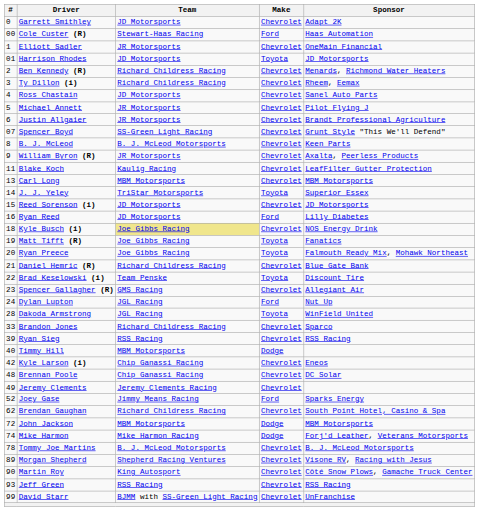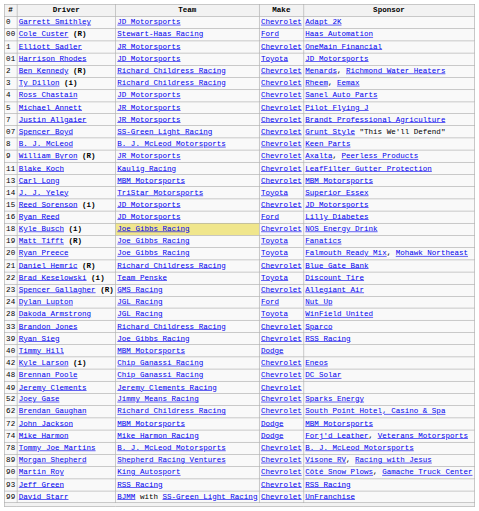(8, 120) 6 -> (8, 120) 7
(140, 339) RSS Racing -> (153, 339) Joe Gibbs Racing
(270, 400) Ford -> (281, 400) Chevrolet
